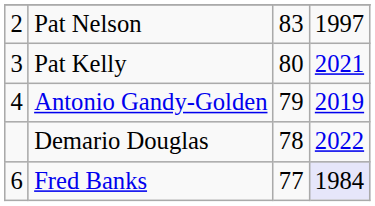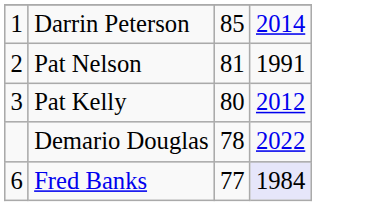+ row: (112, 24)
(291, 24) 83 -> (232, 63) 81
(339, 24) 1997 -> (281, 63) 1991
(339, 63) 2021 -> (281, 102) 2012
- row: (151, 102)
